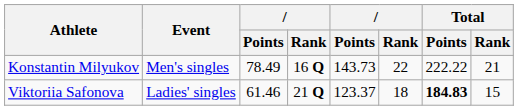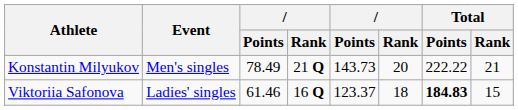(309, 67) 16 Q -> (309, 67) 21 Q
(401, 67) 22 -> (401, 67) 20
(309, 93) 21 Q -> (309, 93) 16 Q
